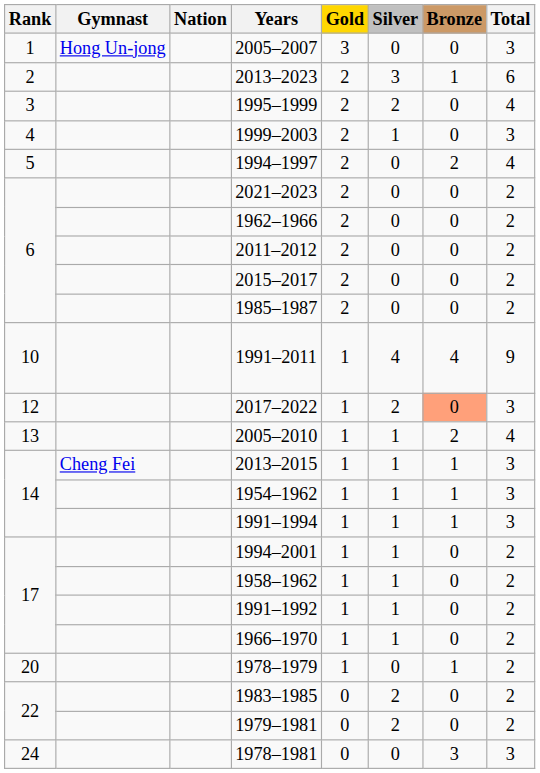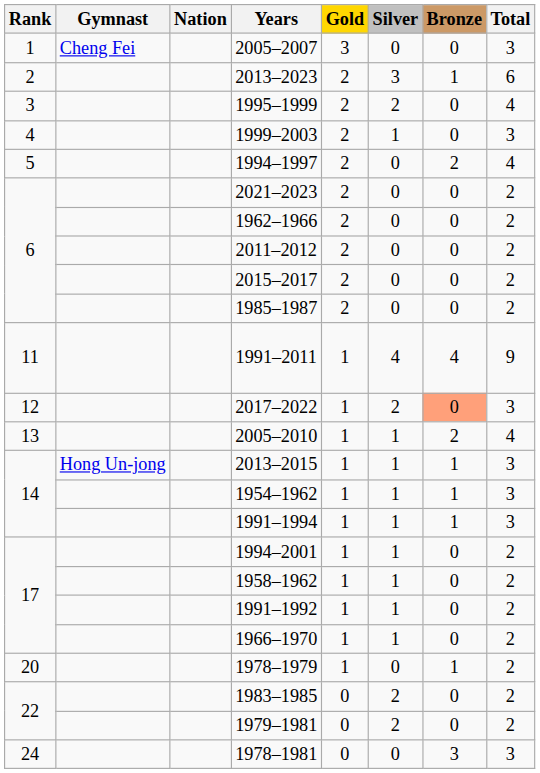(113, 47) Hong Un-jong -> (98, 47) Cheng Fei
(30, 357) 10 -> (30, 357) 11
(98, 464) Cheng Fei -> (113, 464) Hong Un-jong
